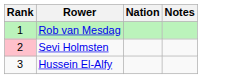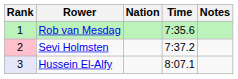+ column: (180, 13)
(20, 64) no background -> (20, 64) lavender background
